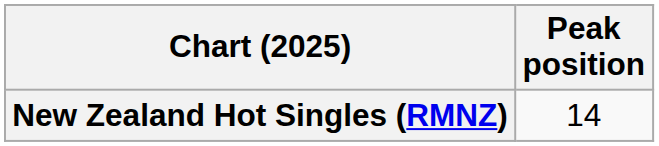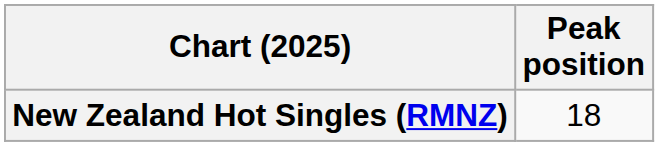(584, 114) 14 -> (584, 114) 18
